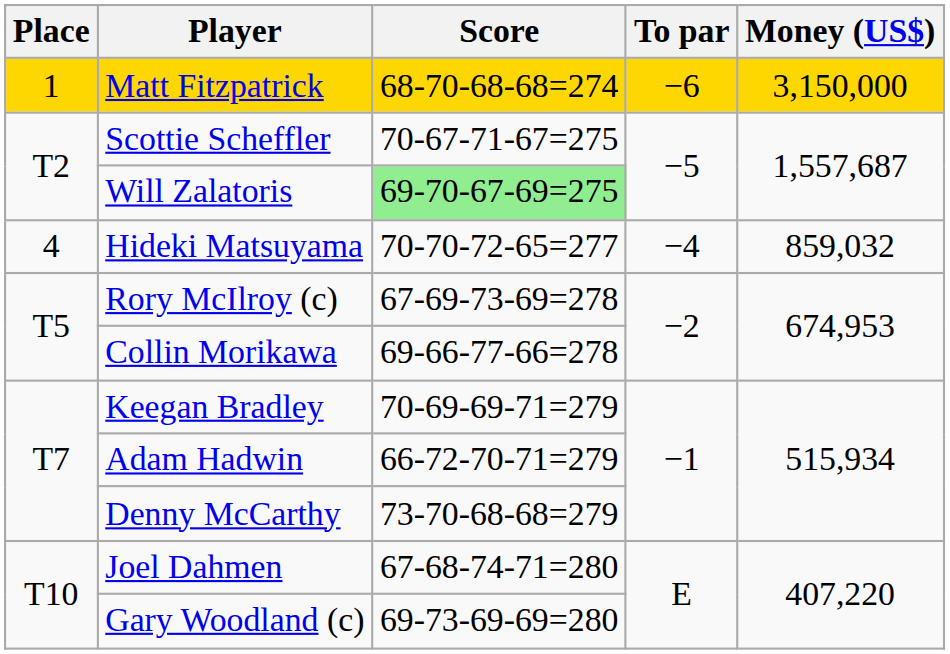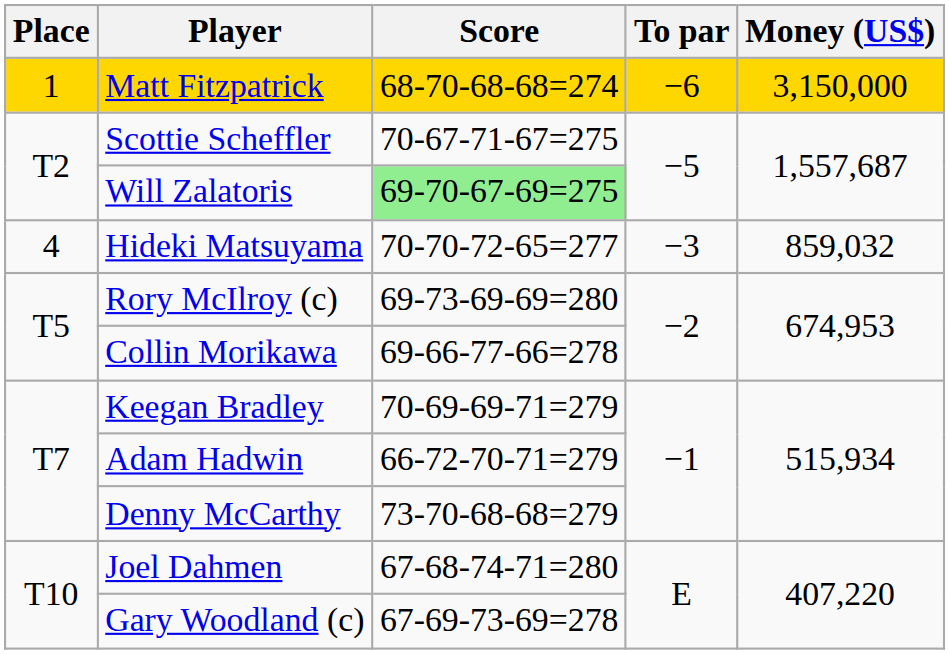(682, 245) −4 -> (682, 245) −3
(499, 298) 67-69-73-69=278 -> (499, 298) 69-73-69-69=280
(499, 620) 69-73-69-69=280 -> (499, 620) 67-69-73-69=278
